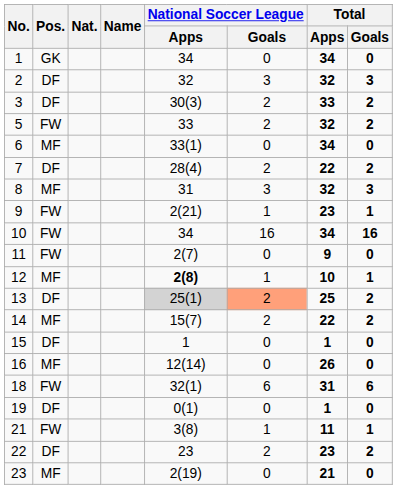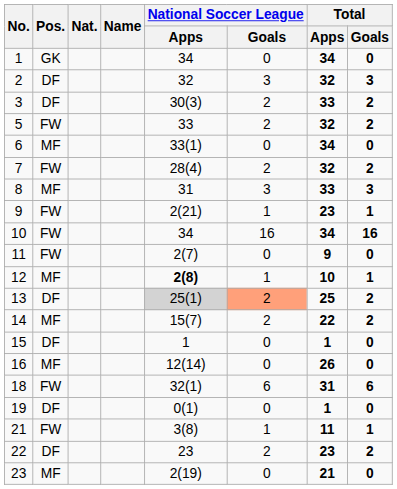(51, 168) DF -> (51, 168) FW
(327, 168) 22 -> (327, 168) 32
(327, 189) 32 -> (327, 189) 33
